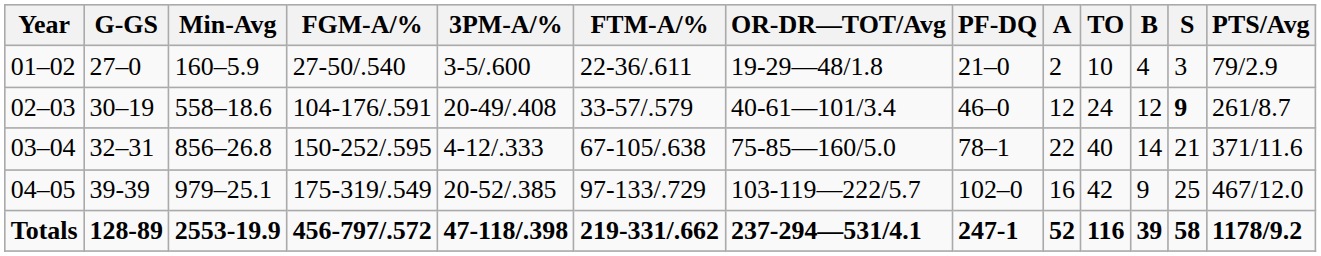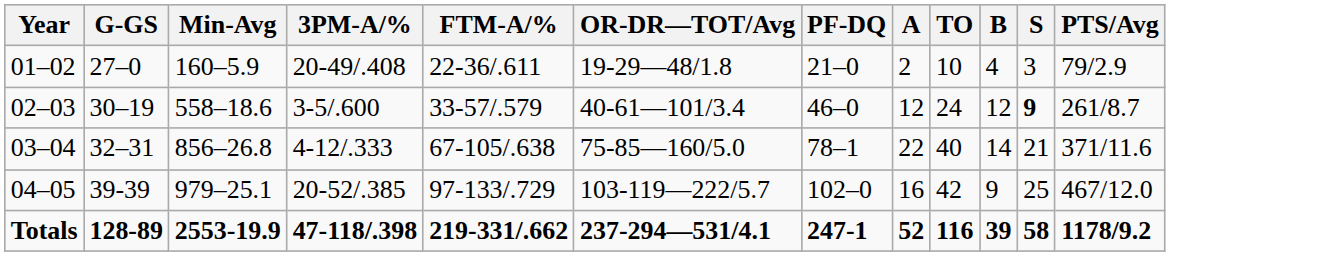- column: (362, 25)
(487, 66) 3-5/.600 -> (349, 66) 20-49/.408
(500, 107) 20-49/.408 -> (336, 107) 3-5/.600
